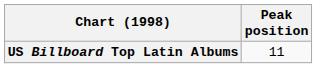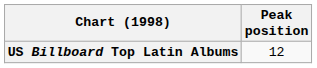(277, 52) 11 -> (277, 52) 12
